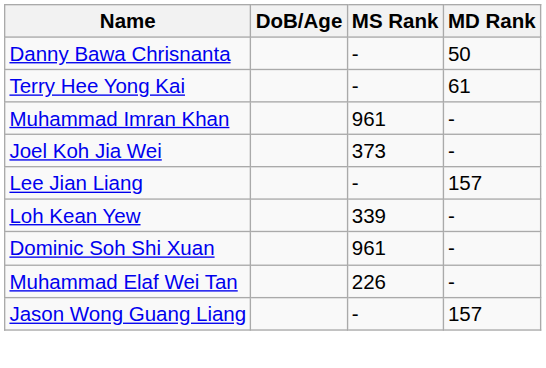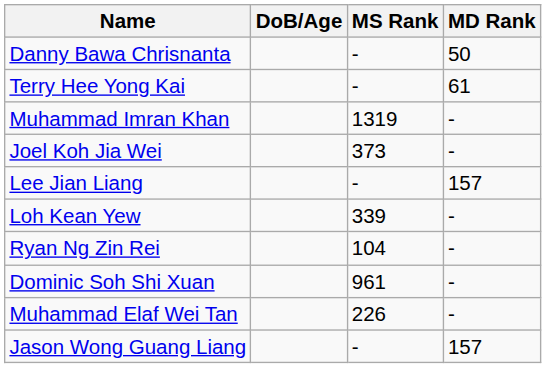(369, 119) 961 -> (375, 119) 1319
+ row: (85, 248)
